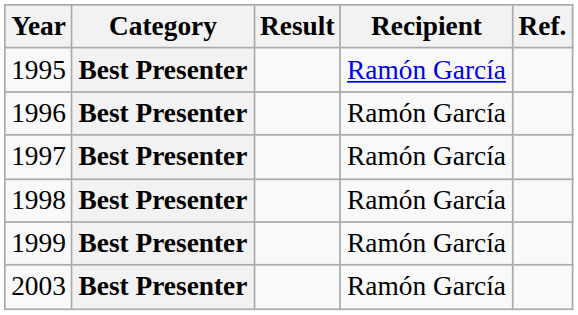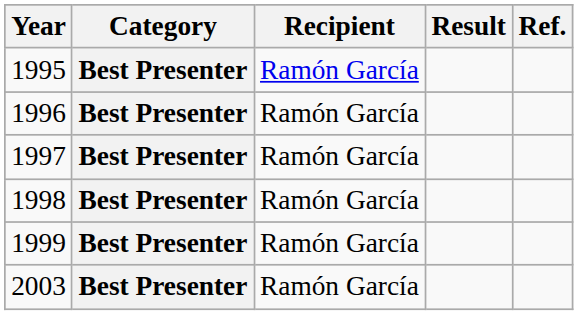columns swapped: (427, 26) <-> (297, 26)
